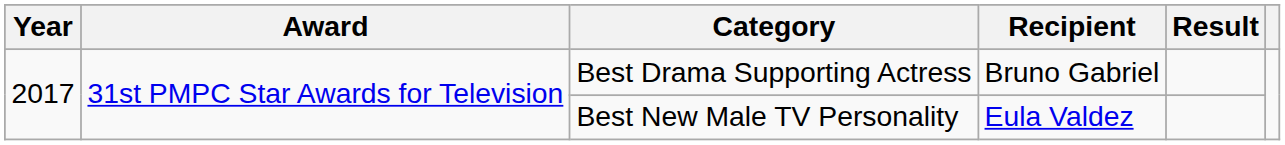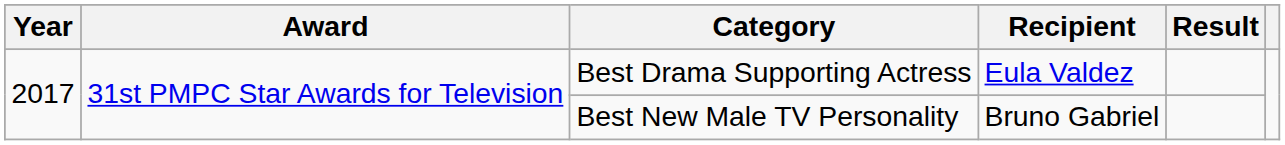(1072, 71) Bruno Gabriel -> (1059, 71) Eula Valdez
(1059, 116) Eula Valdez -> (1072, 116) Bruno Gabriel
